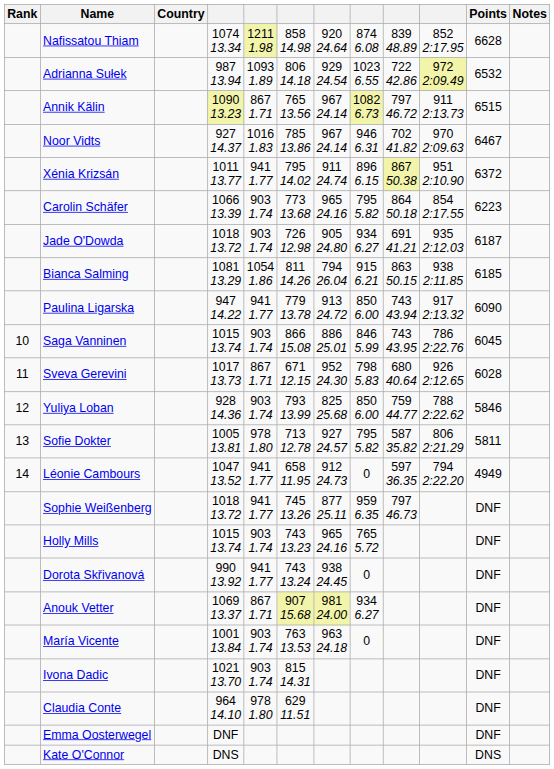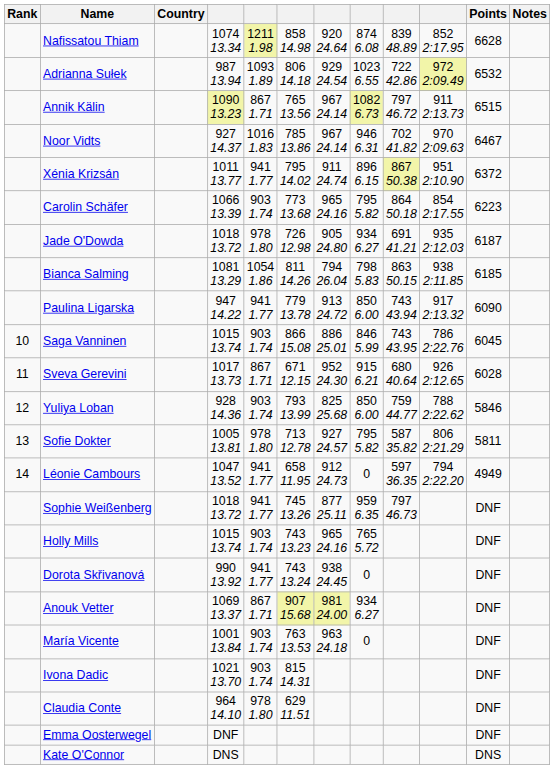(260, 241) 903 1.74 -> (260, 241) 978 1.80
(367, 274) 915 6.21 -> (367, 274) 798 5.83
(367, 374) 798 5.83 -> (367, 374) 915 6.21
